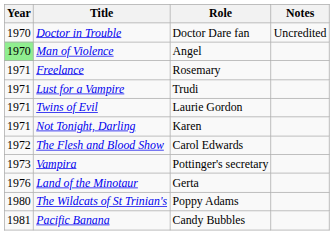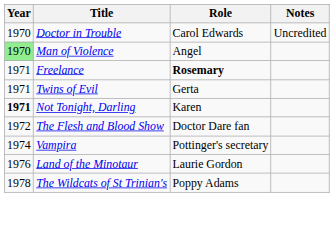(211, 32) Doctor Dare fan -> (208, 32) Carol Edwards
(197, 70) normal -> (198, 70) bold
- row: (80, 88)
(208, 107) Laurie Gordon -> (186, 88) Gerta
(19, 126) normal -> (19, 107) bold
(208, 145) Carol Edwards -> (211, 126) Doctor Dare fan
(19, 164) 1973 -> (19, 145) 1974
(186, 182) Gerta -> (208, 164) Laurie Gordon
(19, 201) 1980 -> (19, 182) 1978
- row: (73, 220)
